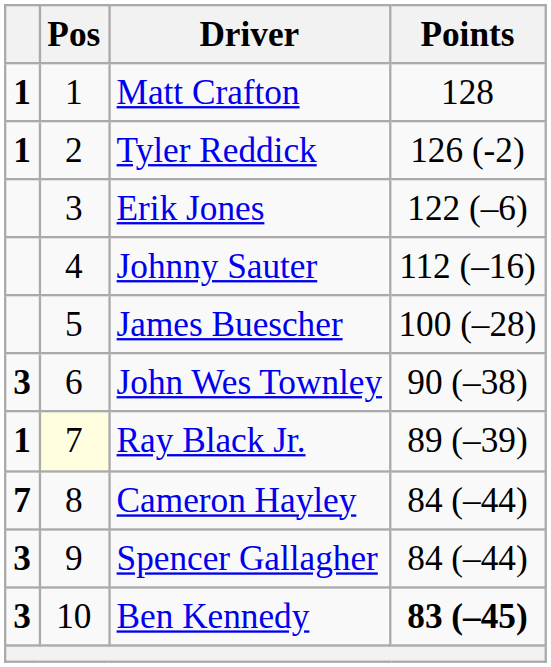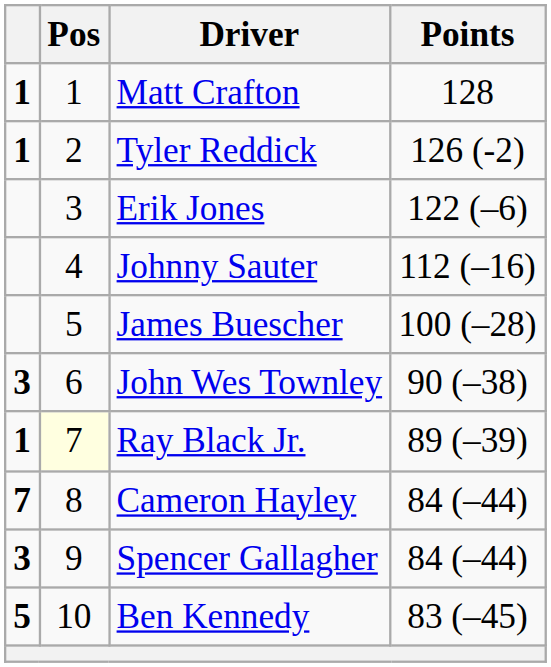(22, 615) 3 -> (22, 615) 5
(467, 615) bold -> (467, 615) normal
